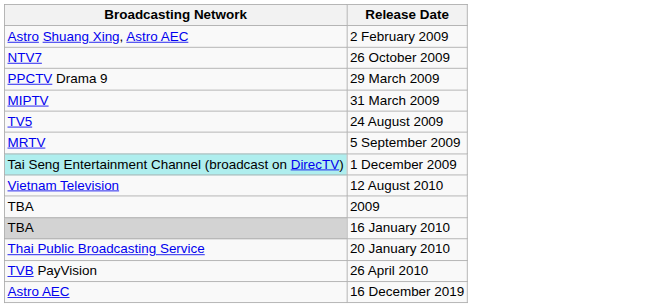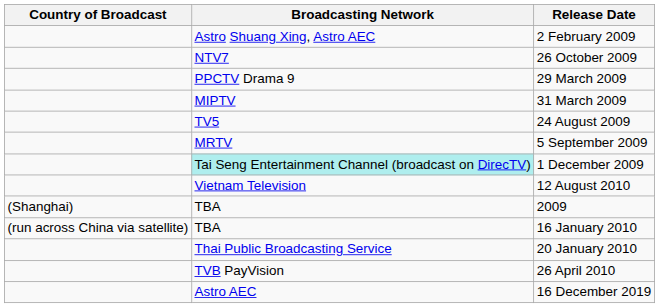+ column: (98, 15)
(21, 228) lightgrey background -> (208, 228) no background
